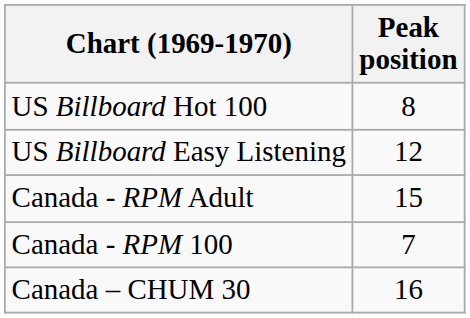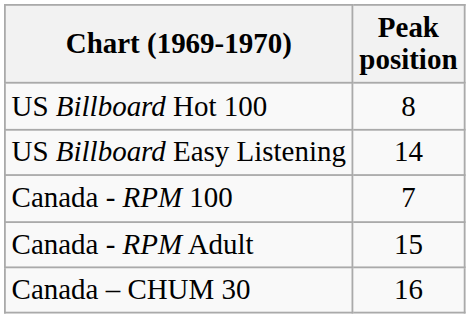(408, 151) 12 -> (408, 151) 14
rows swapped: (122, 243) <-> (133, 197)
